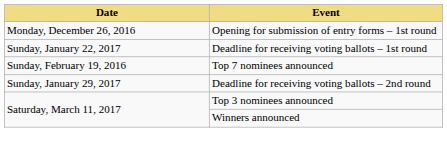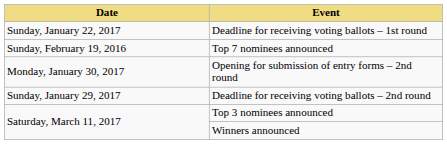- row: (324, 30)
+ row: (312, 71)
